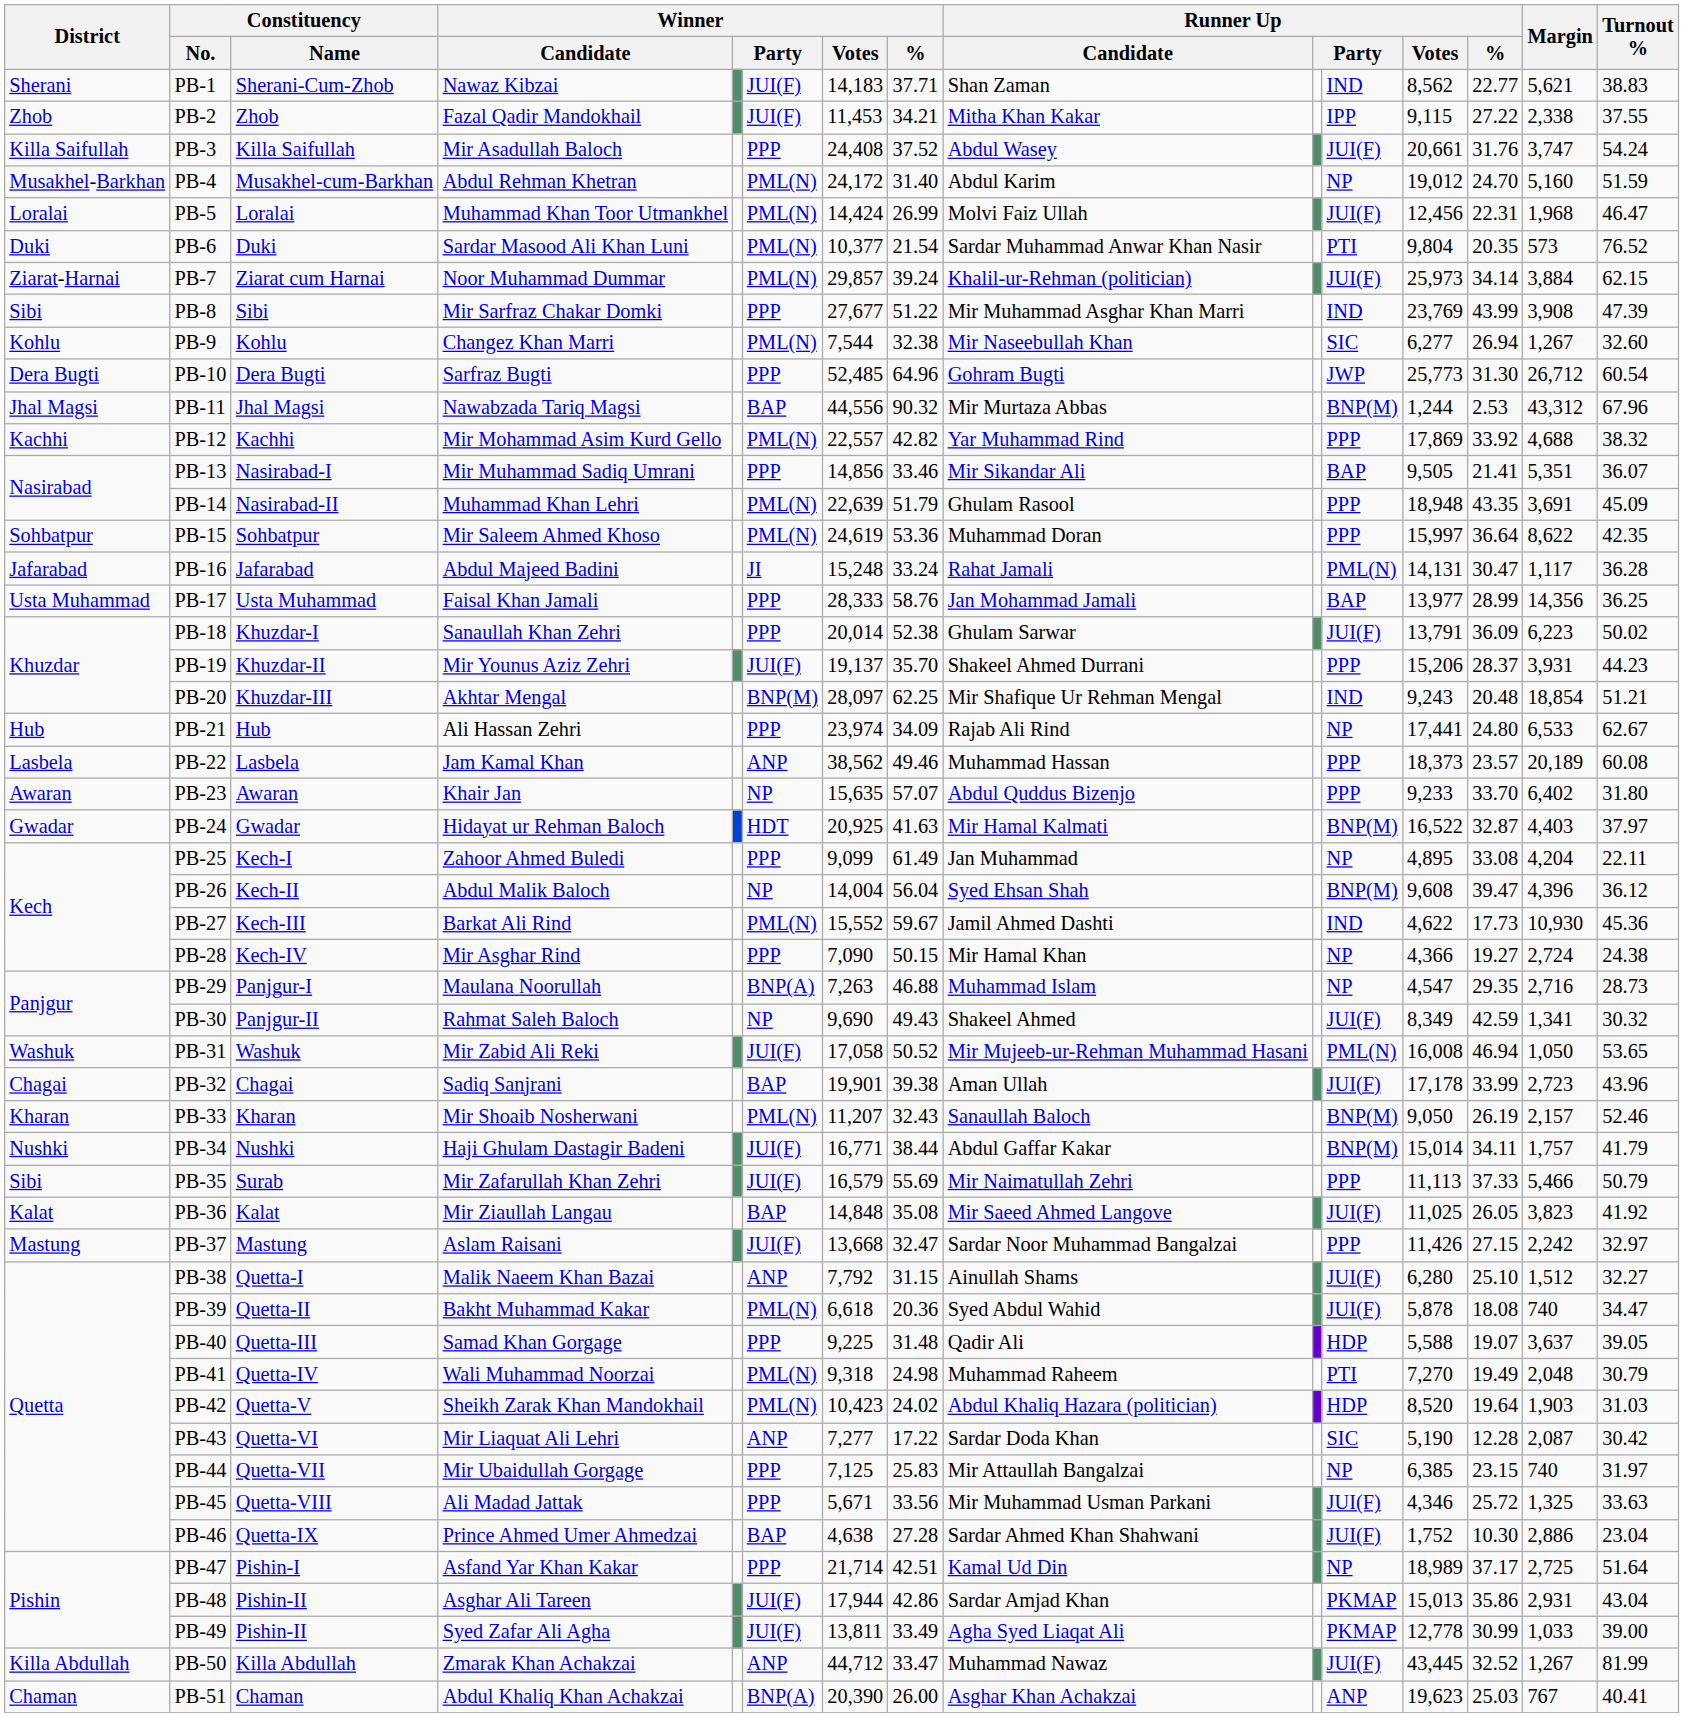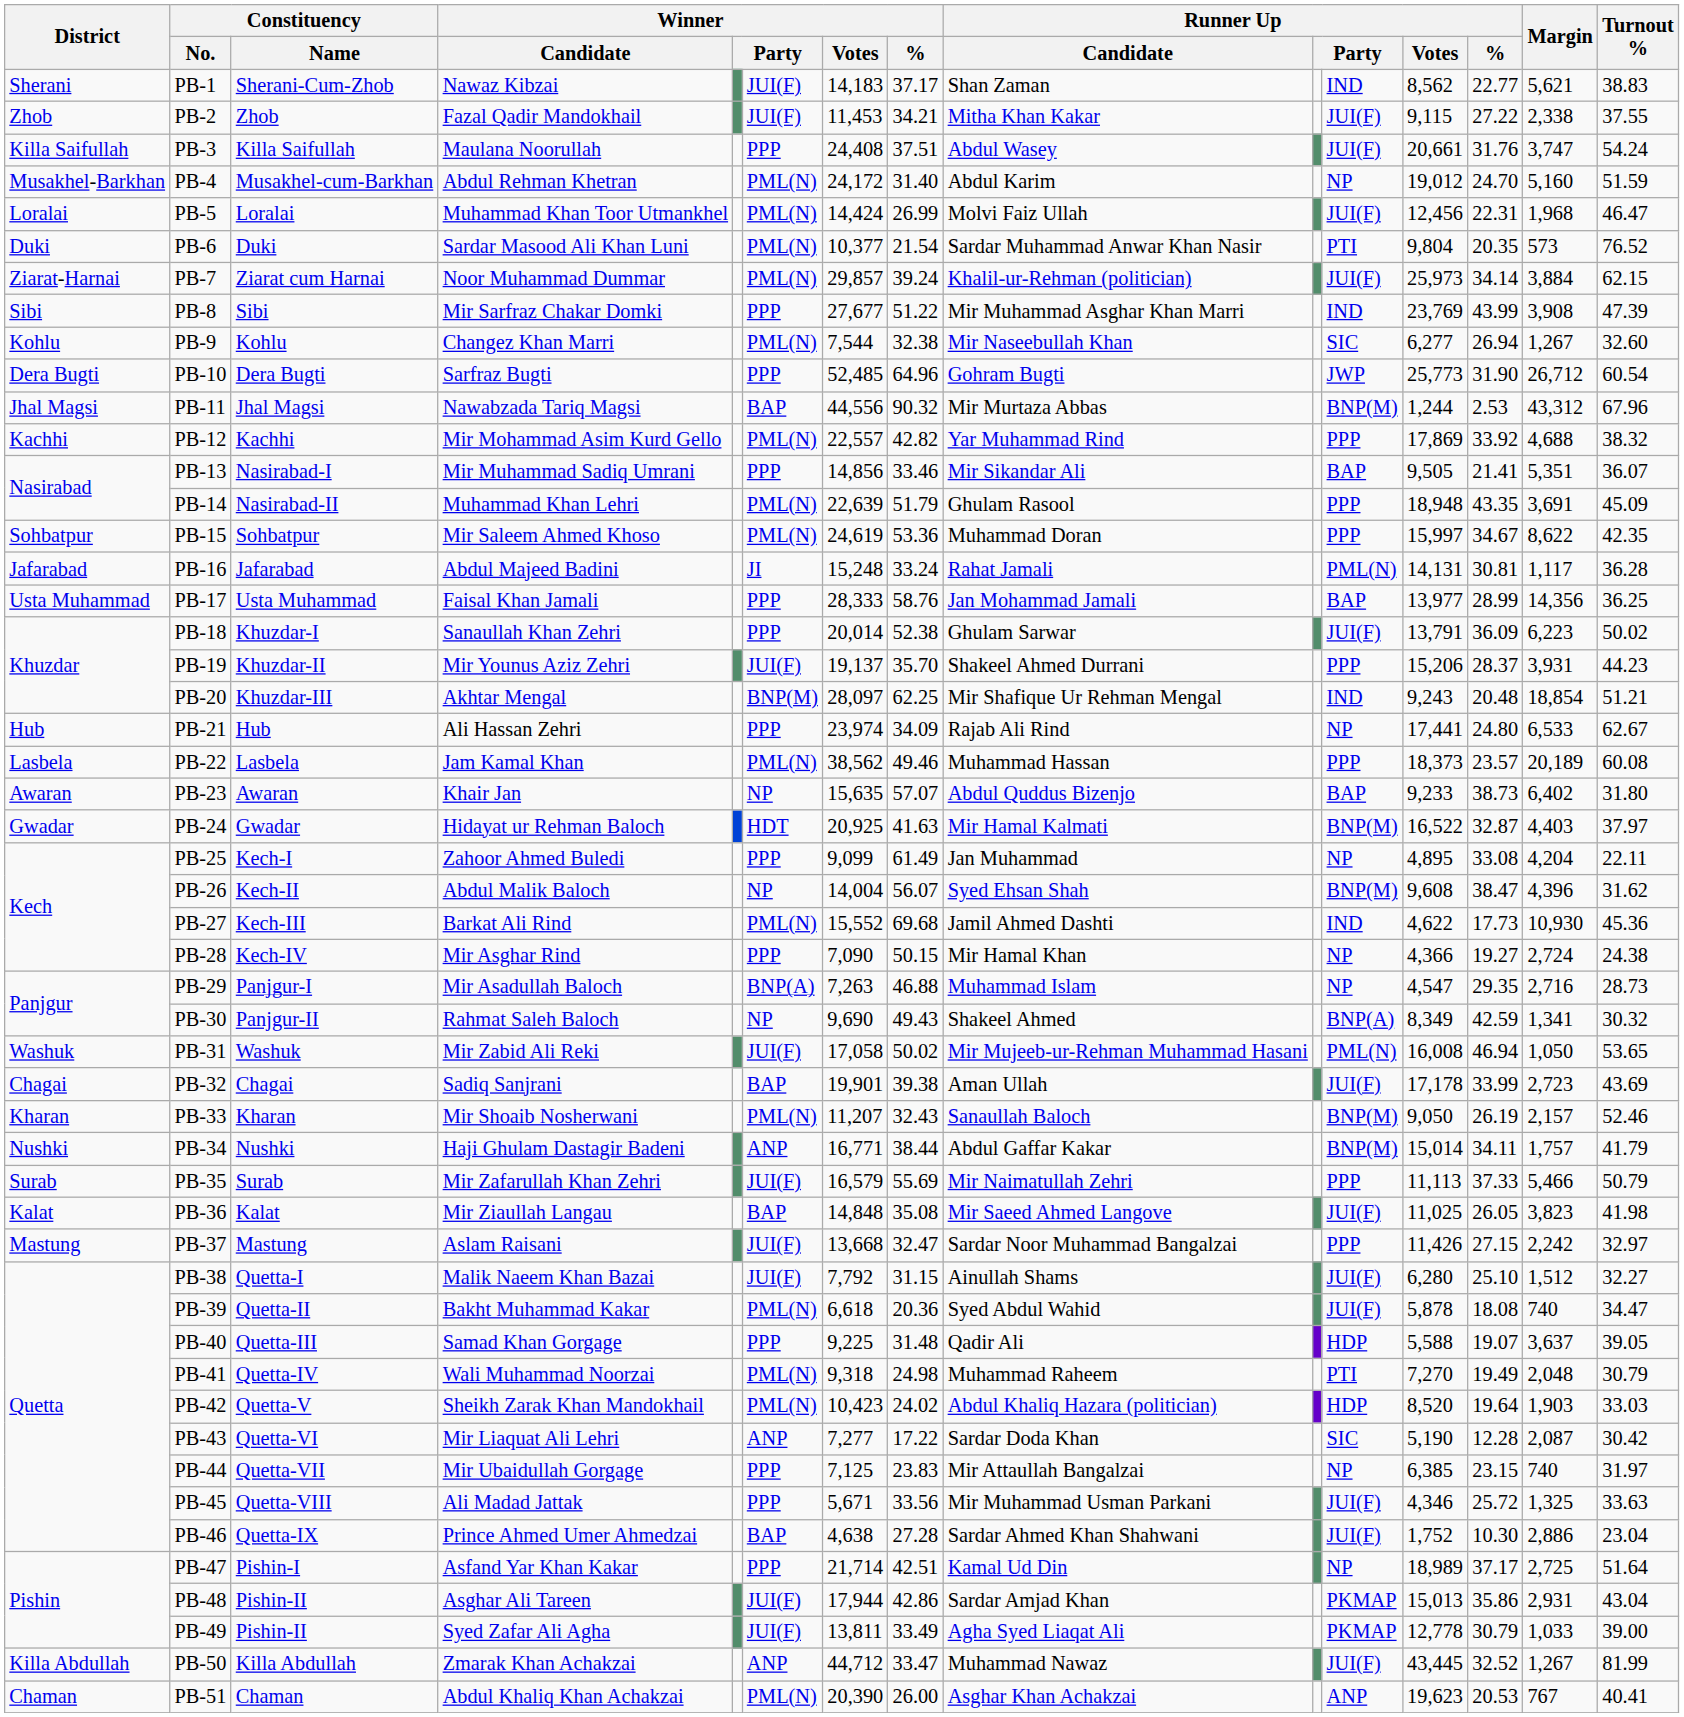(915, 85) 37.71 -> (915, 85) 37.17
(1341, 117) IPP -> (1354, 117) JUI(F)
(532, 149) Mir Asadullah Baloch -> (522, 149) Maulana Noorullah
(915, 149) 37.52 -> (915, 149) 37.51
(1495, 375) 31.30 -> (1495, 375) 31.90
(1495, 536) 36.64 -> (1495, 536) 34.67
(1495, 568) 30.47 -> (1495, 568) 30.81
(767, 761) ANP -> (782, 761) PML(N)
(1344, 794) PPP -> (1346, 794) BAP
(1495, 794) 33.70 -> (1495, 794) 38.73
(915, 890) 56.04 -> (915, 890) 56.07
(1495, 890) 39.47 -> (1495, 890) 38.47
(1625, 890) 36.12 -> (1625, 890) 31.62
(915, 922) 59.67 -> (915, 922) 69.68
(522, 987) Maulana Noorullah -> (532, 987) Mir Asadullah Baloch
(1354, 1019) JUI(F) -> (1360, 1019) BNP(A)
(915, 1051) 50.52 -> (915, 1051) 50.02
(1625, 1084) 43.96 -> (1625, 1084) 43.69
(774, 1148) JUI(F) -> (767, 1148) ANP
(26, 1180) Sibi -> (33, 1180) Surab
(1625, 1212) 41.92 -> (1625, 1212) 41.98
(767, 1277) ANP -> (774, 1277) JUI(F)
(1625, 1406) 31.03 -> (1625, 1406) 33.03
(915, 1470) 25.83 -> (915, 1470) 23.83
(1495, 1631) 30.99 -> (1495, 1631) 30.79
(781, 1696) BNP(A) -> (782, 1696) PML(N)
(1495, 1696) 25.03 -> (1495, 1696) 20.53
